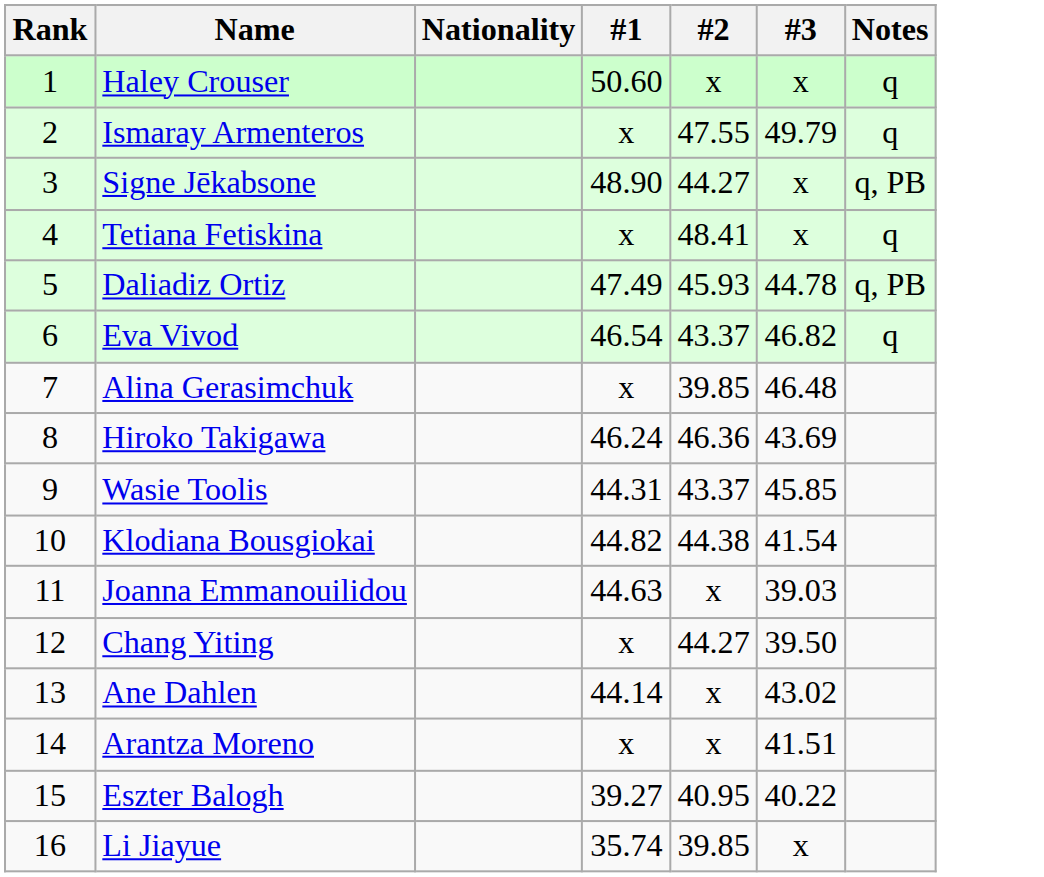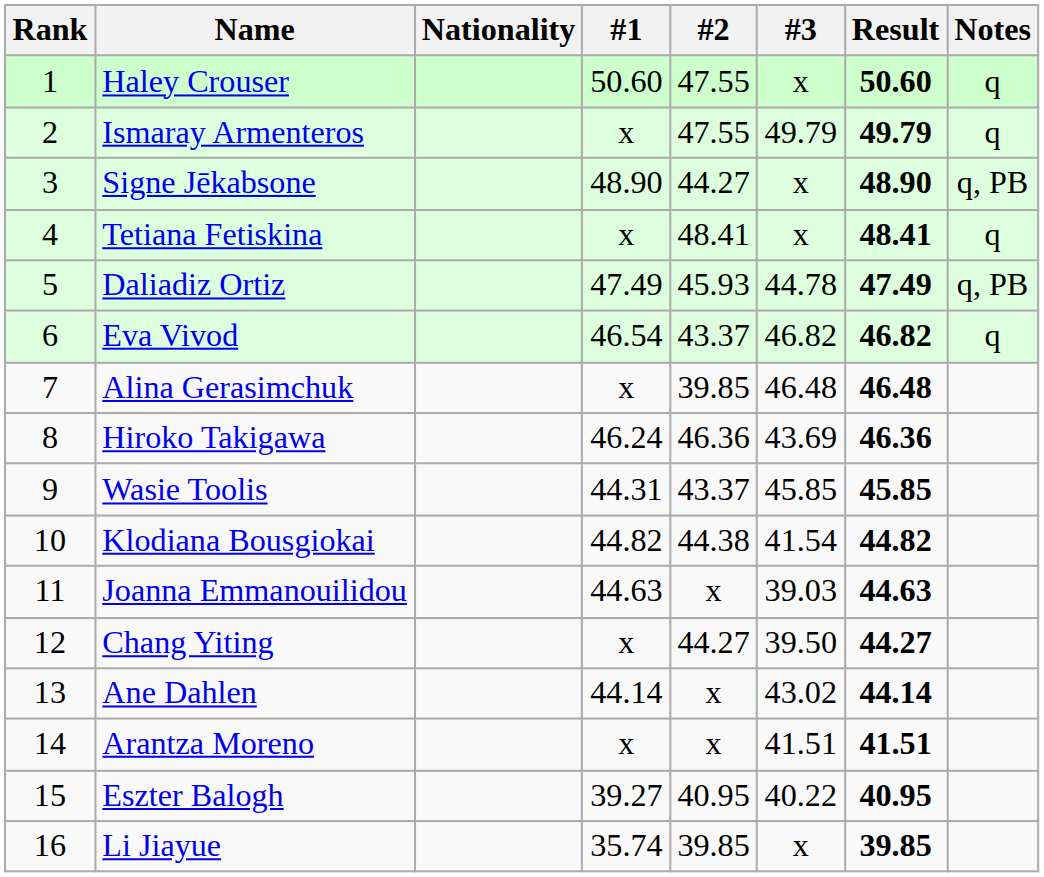+ column: (896, 30)
(714, 81) x -> (714, 81) 47.55
